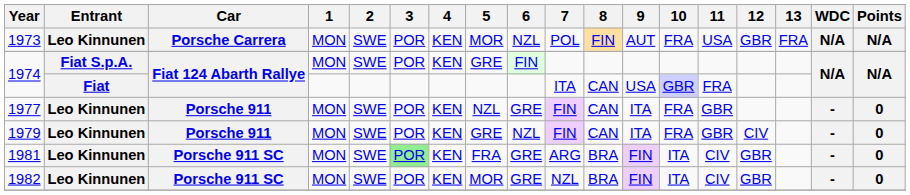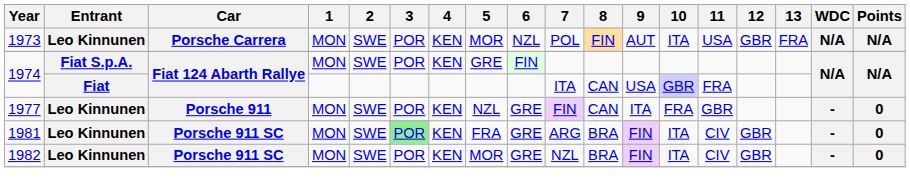(679, 40) FRA -> (679, 40) ITA
- row: (24, 133)
